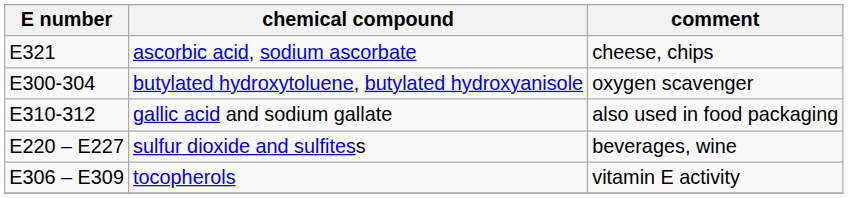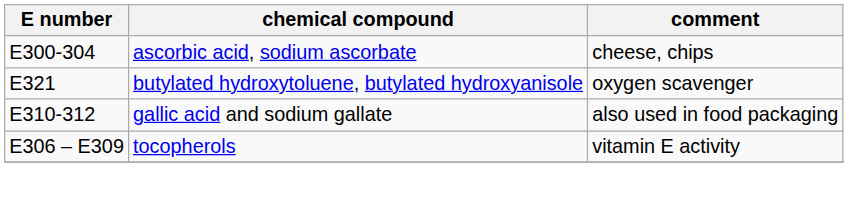(32, 51) E321 -> (52, 51) E300-304
(52, 83) E300-304 -> (32, 83) E321
- row: (249, 146)
